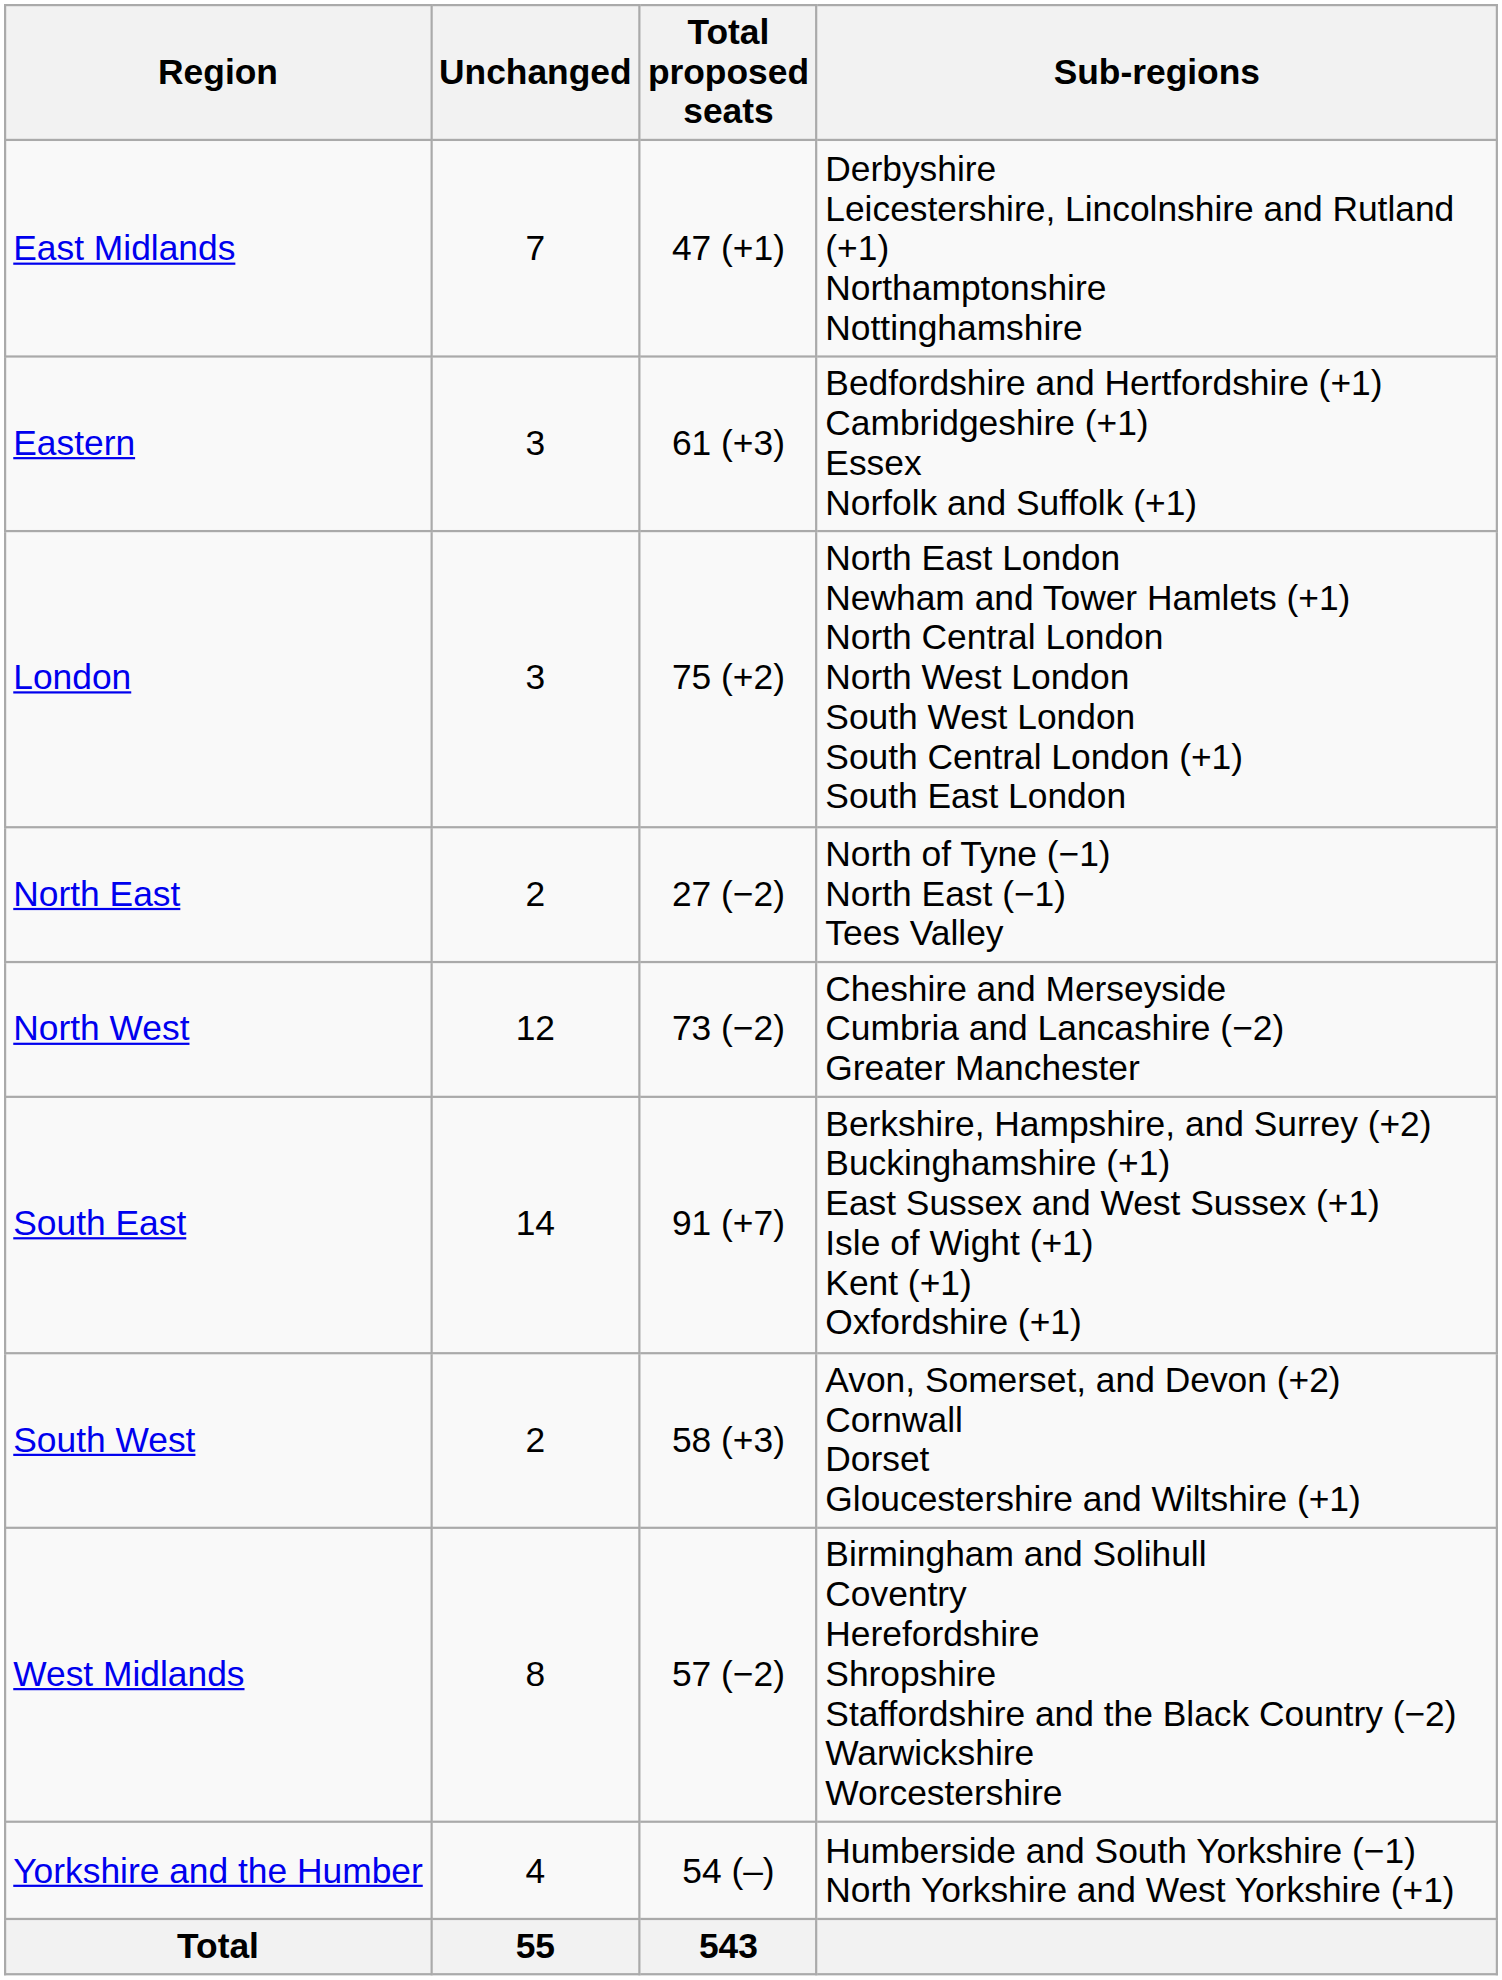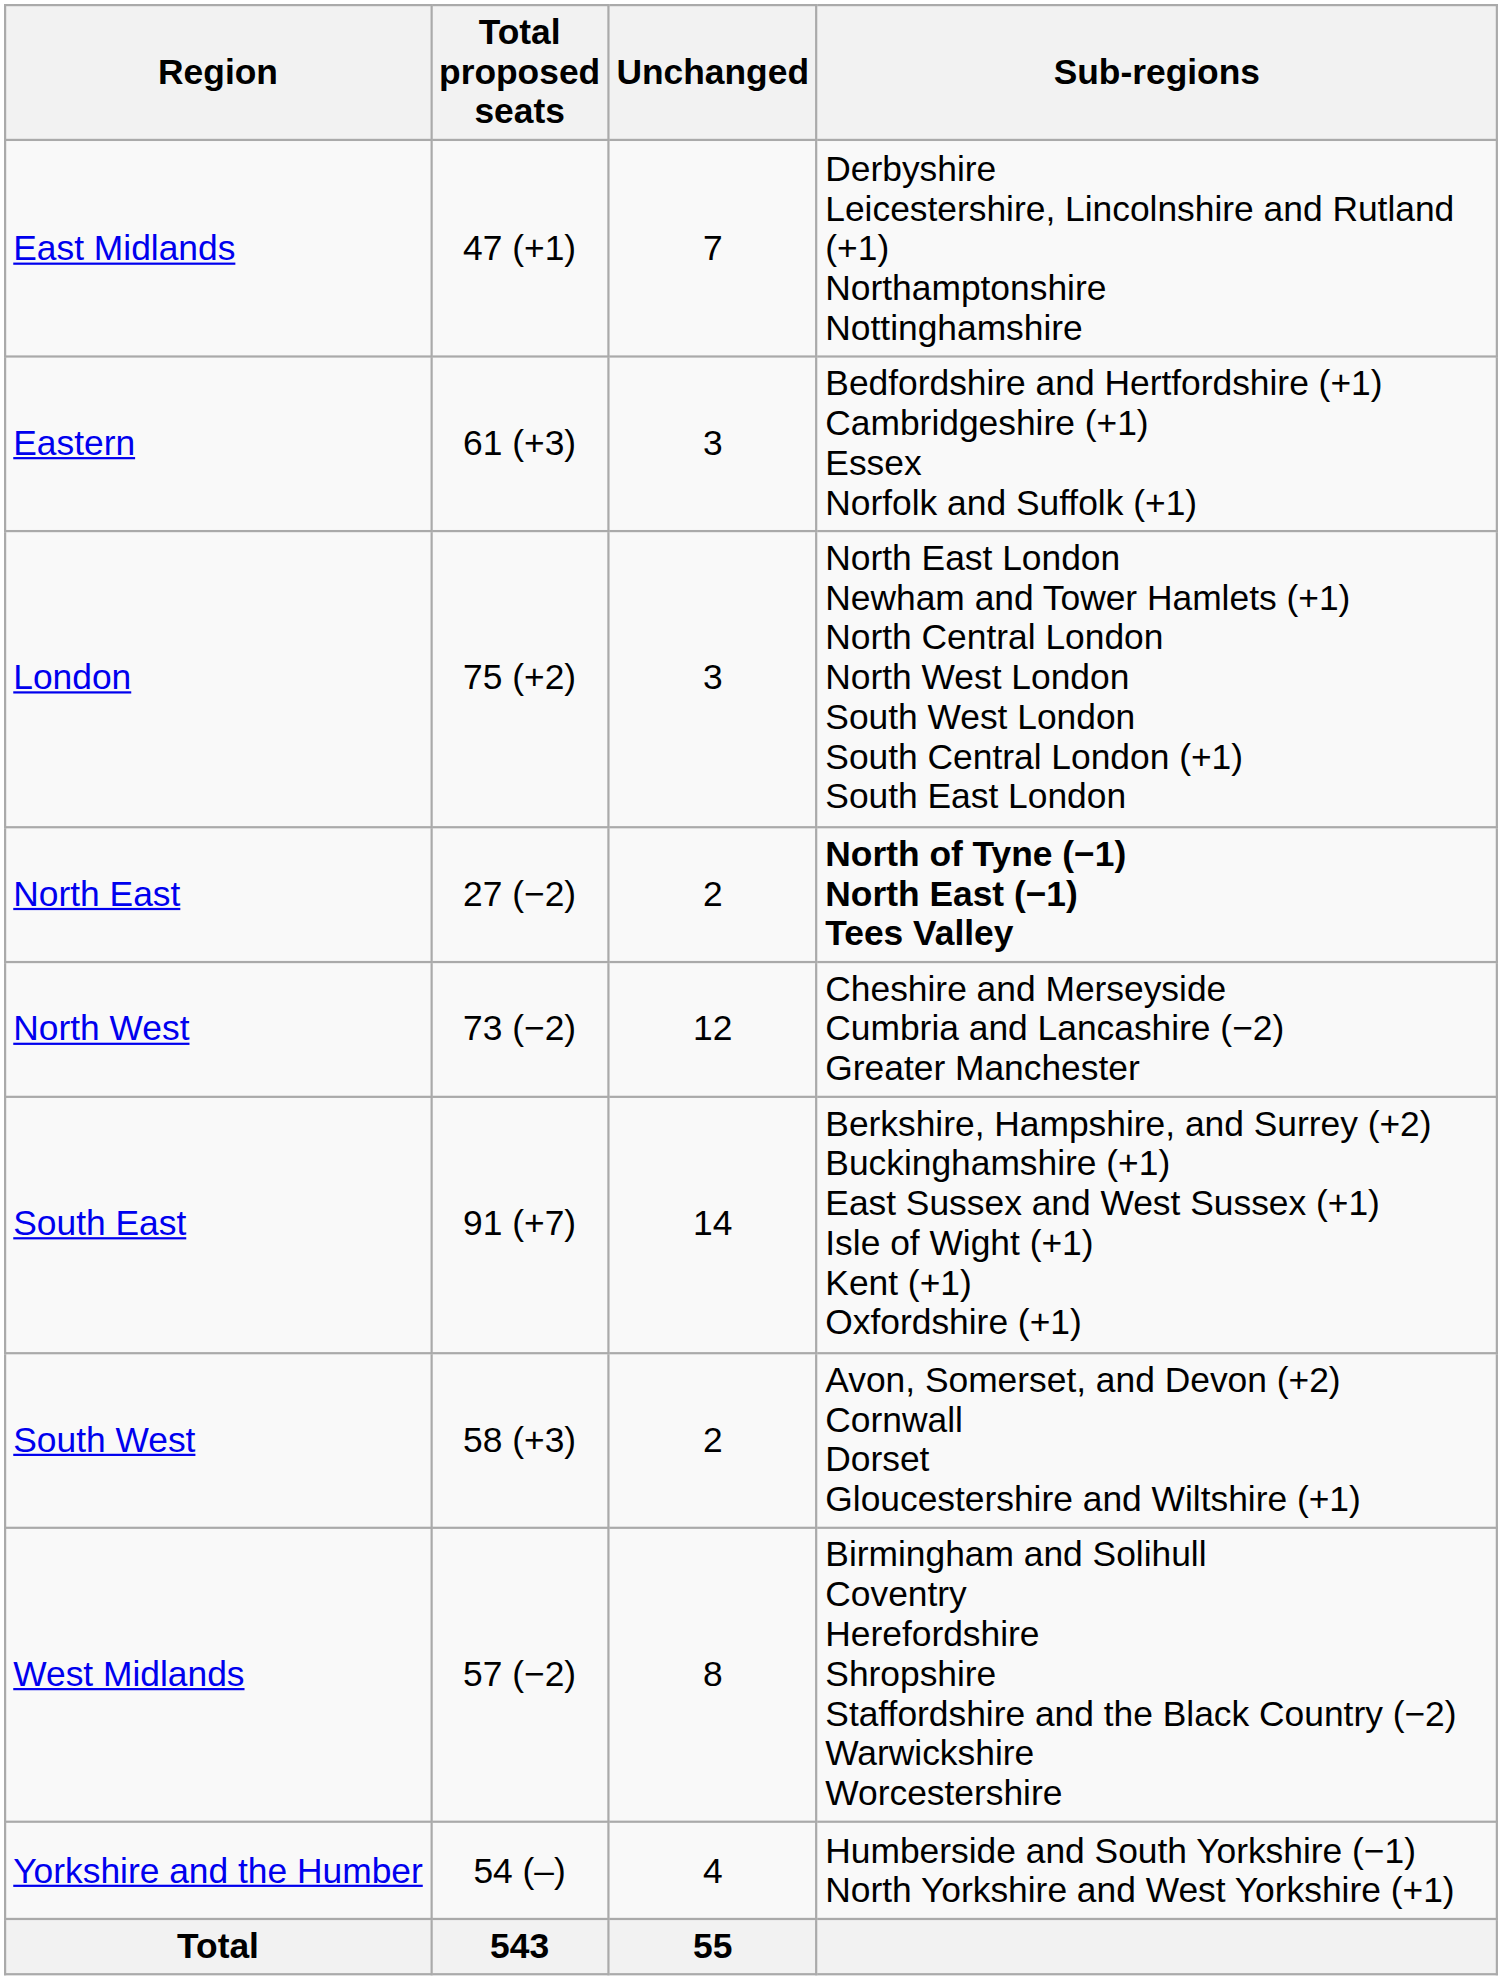columns swapped: (728, 72) <-> (535, 72)
(968, 893) normal -> (976, 893) bold
